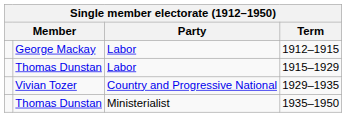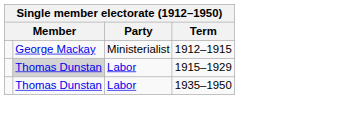(122, 49) Labor -> (138, 49) Ministerialist
(59, 67) no background -> (59, 67) lightgrey background
- row: (311, 85)
(138, 103) Ministerialist -> (122, 85) Labor
